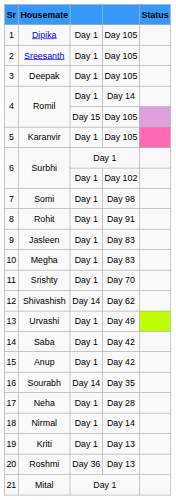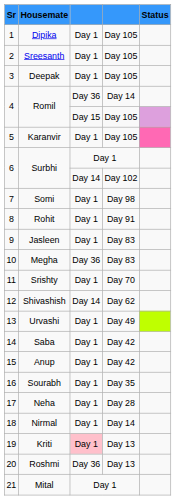(86, 96) Day 1 -> (86, 96) Day 36
(86, 178) Day 1 -> (86, 178) Day 14
(86, 259) Day 1 -> (86, 259) Day 36
(86, 382) Day 14 -> (86, 382) Day 1
(86, 443) no background -> (86, 443) pink background
